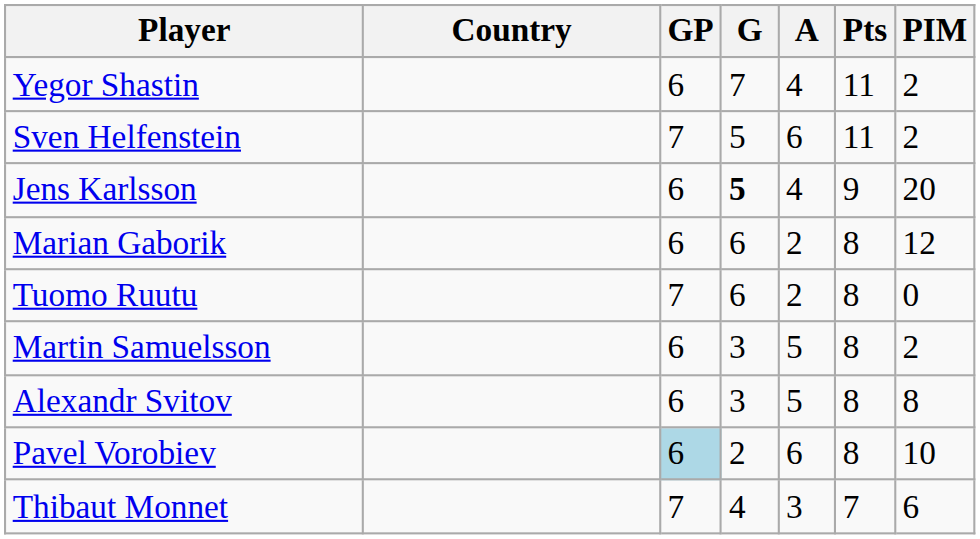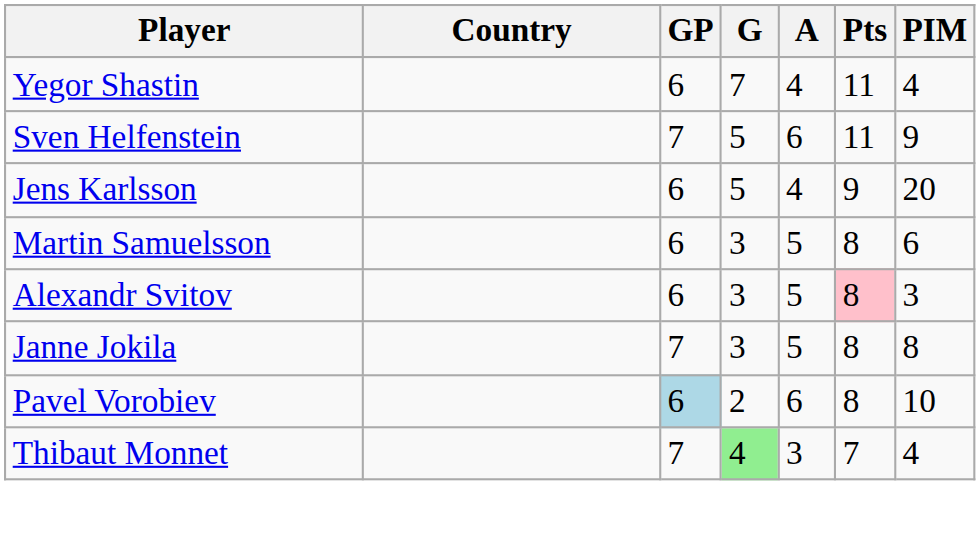(911, 83) 2 -> (911, 83) 4
(911, 136) 2 -> (911, 136) 9
(737, 189) bold -> (737, 189) normal
- row: (119, 242)
- row: (105, 294)
(911, 347) 2 -> (911, 242) 6
(851, 400) no background -> (851, 294) pink background
(911, 400) 8 -> (911, 294) 3
+ row: (95, 347)
(737, 505) no background -> (737, 453) lightgreen background
(911, 505) 6 -> (911, 453) 4
